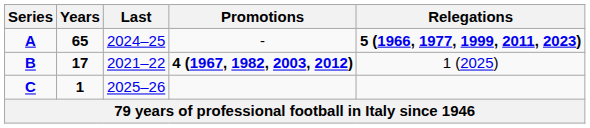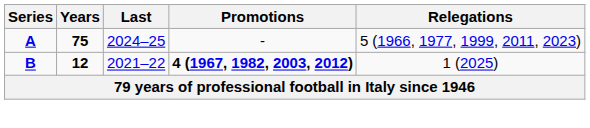(80, 40) 65 -> (80, 40) 75
(471, 40) bold -> (470, 40) normal
(80, 64) 17 -> (80, 64) 12
- row: (31, 88)
